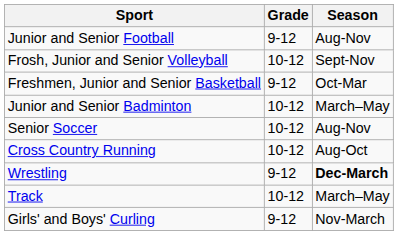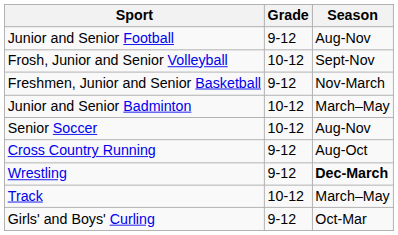(341, 83) Oct-Mar -> (350, 83) Nov-March
(286, 151) 10-12 -> (282, 151) 9-12
(350, 219) Nov-March -> (341, 219) Oct-Mar
